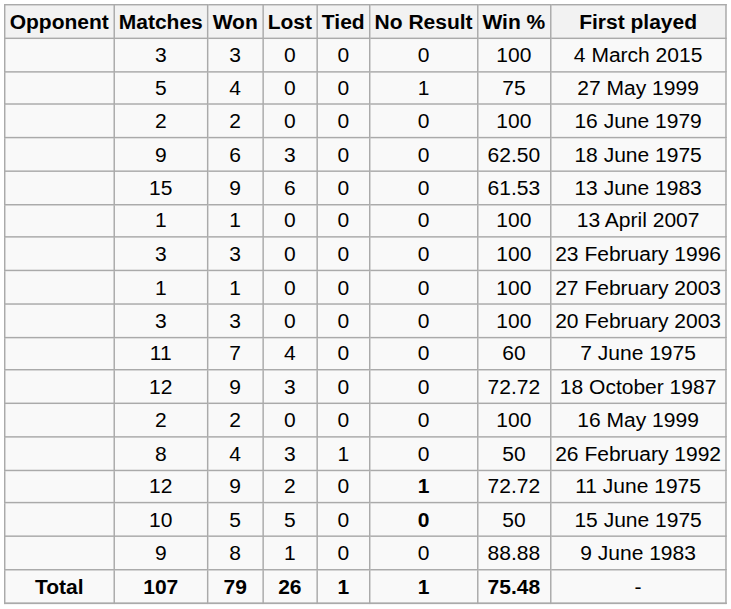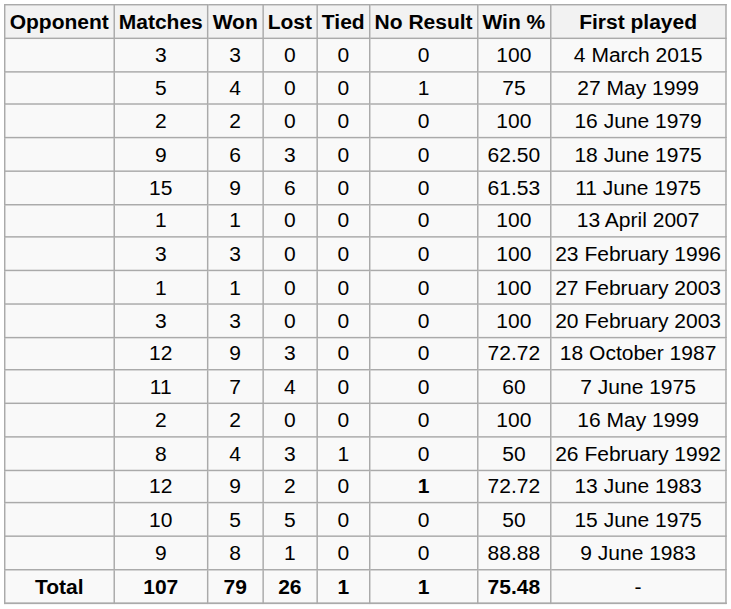(638, 188) 13 June 1983 -> (638, 188) 11 June 1975
rows swapped: (161, 387) <-> (161, 354)
(638, 487) 11 June 1975 -> (638, 487) 13 June 1983
(424, 520) bold -> (424, 520) normal
